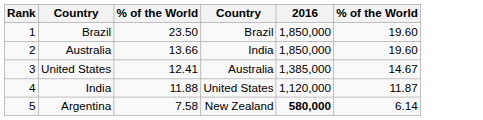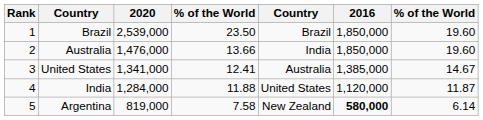+ column: (142, 13)
